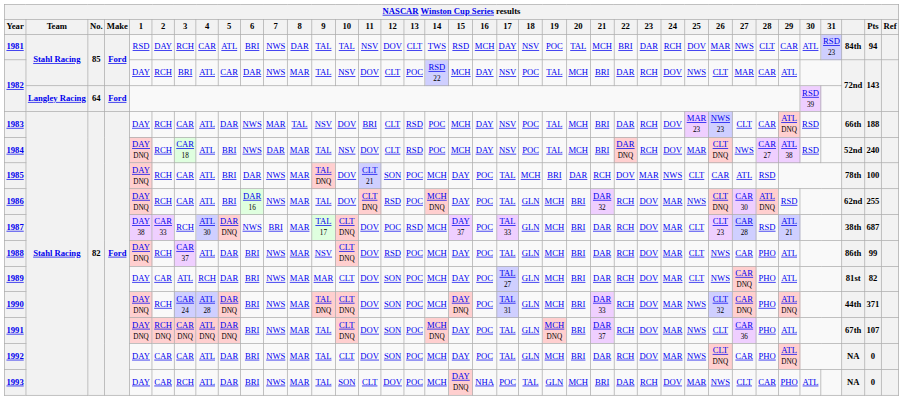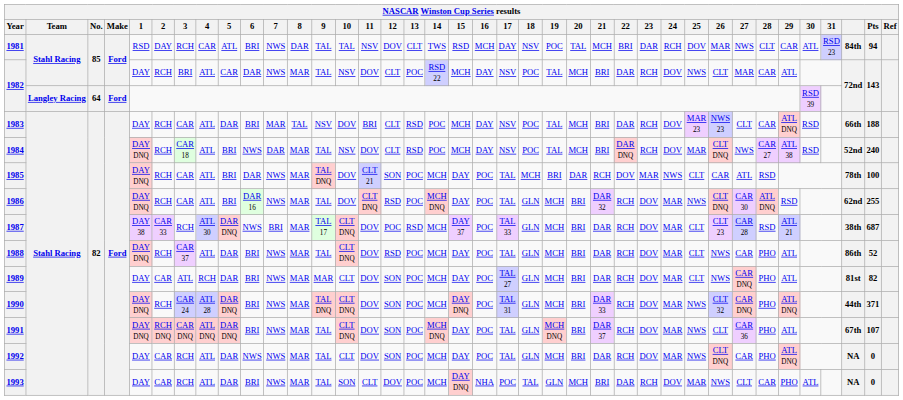(252, 124) NWS -> (252, 124) BRI
(323, 253) NSV -> (323, 253) TAL
(873, 253) 99 -> (873, 253) 52
(185, 356) CAR -> (185, 356) RCH
(252, 356) BRI -> (252, 356) NWS
